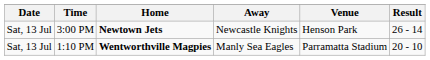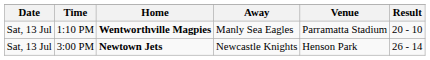rows swapped: (75, 47) <-> (75, 30)
